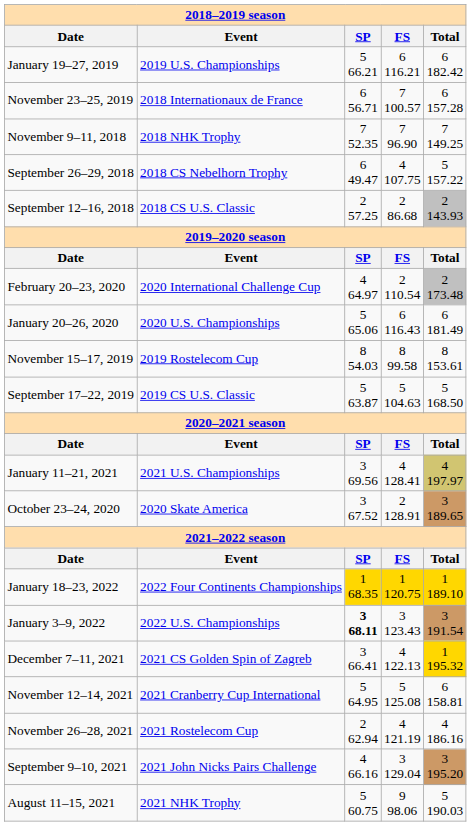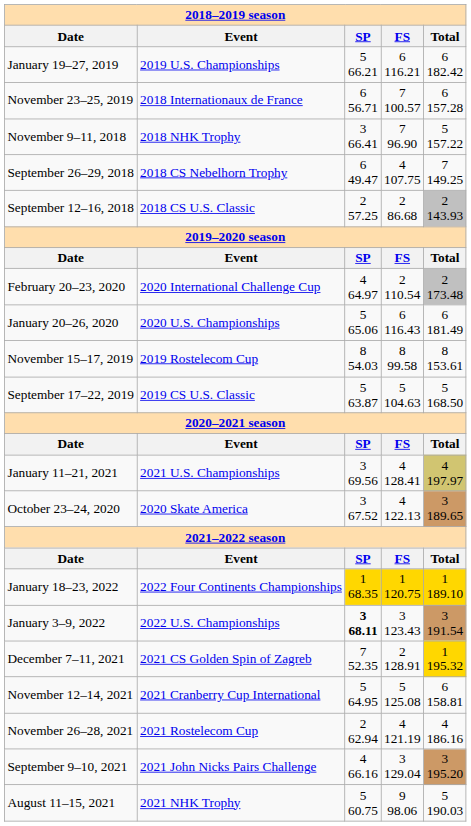(363, 136) 7 52.35 -> (363, 136) 3 66.41
(445, 136) 7 149.25 -> (445, 136) 5 157.22
(445, 172) 5 157.22 -> (445, 172) 7 149.25
(402, 508) 2 128.91 -> (402, 508) 4 122.13
(363, 659) 3 66.41 -> (363, 659) 7 52.35
(402, 659) 4 122.13 -> (402, 659) 2 128.91
